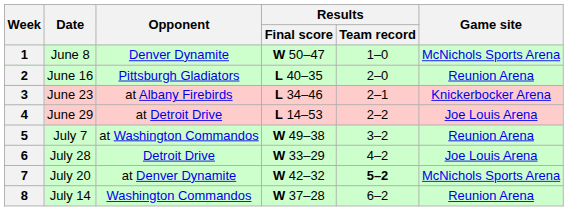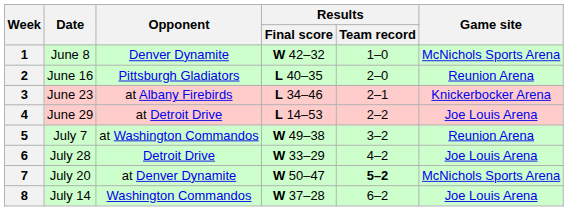(299, 54) W 50–47 -> (299, 54) W 42–32
(299, 175) W 42–32 -> (299, 175) W 50–47
(491, 195) Reunion Arena -> (491, 195) Joe Louis Arena
